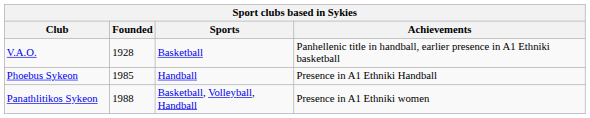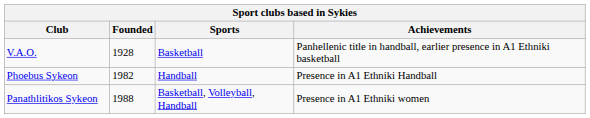(123, 76) 1985 -> (123, 76) 1982
